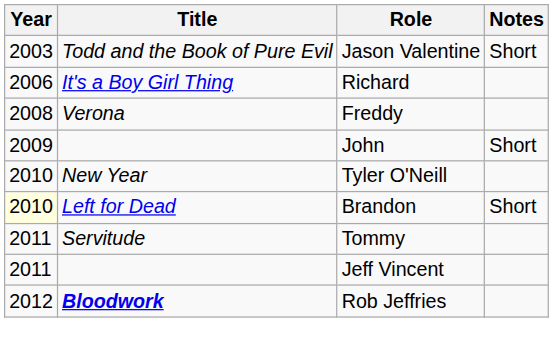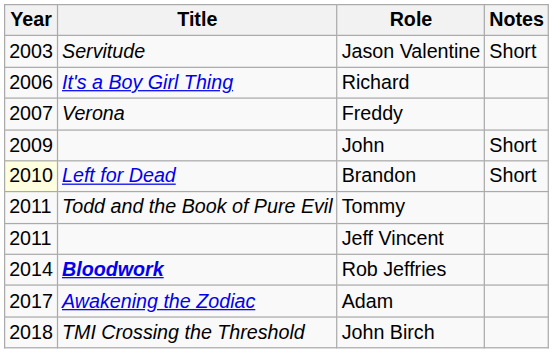(197, 51) Todd and the Book of Pure Evil -> (104, 51) Servitude
(31, 113) 2008 -> (31, 113) 2007
- row: (394, 176)
(104, 238) Servitude -> (197, 207) Todd and the Book of Pure Evil
(31, 301) 2012 -> (31, 269) 2014
+ row: (367, 301)
+ row: (388, 332)
